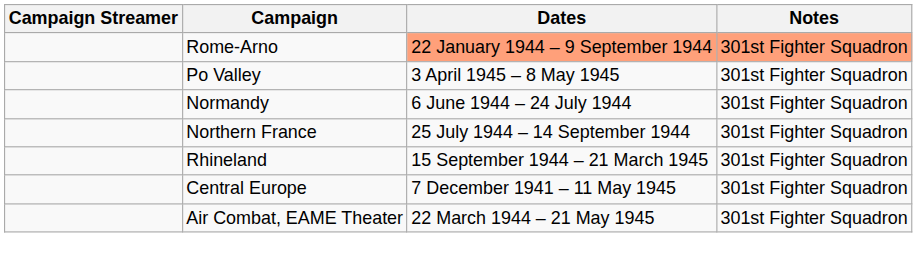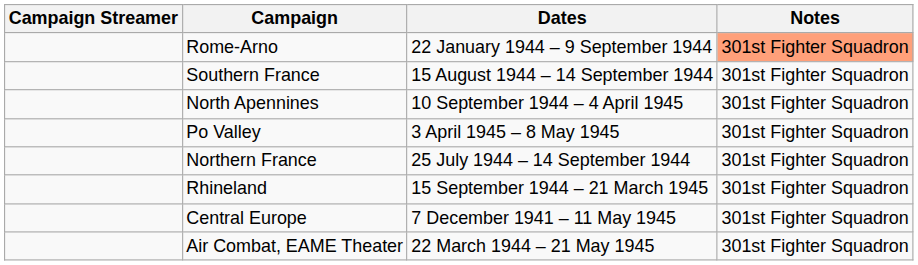(562, 47) lightsalmon background -> (562, 47) no background
+ row: (253, 75)
+ row: (253, 103)
- row: (228, 103)
